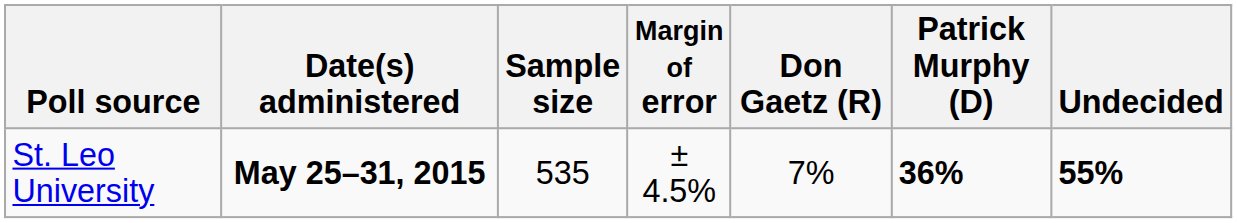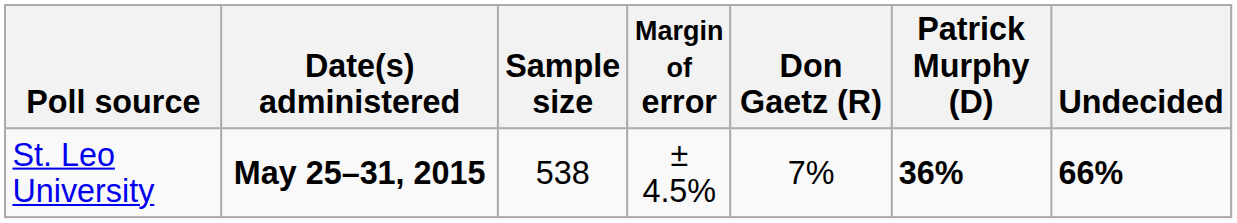(563, 172) 535 -> (563, 172) 538
(1091, 172) 55% -> (1091, 172) 66%
